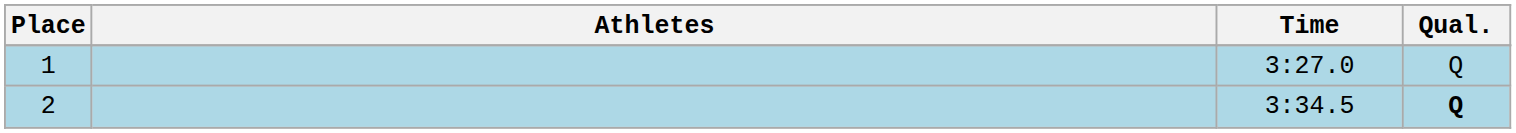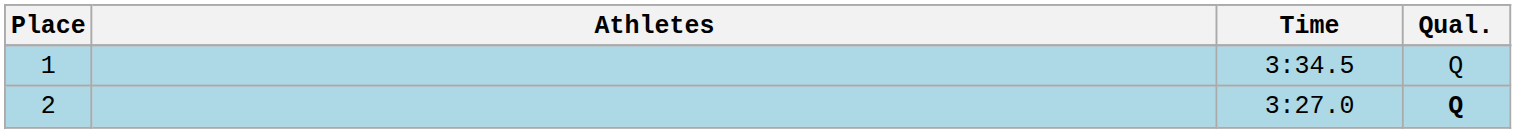(1310, 66) 3:27.0 -> (1310, 66) 3:34.5
(1310, 107) 3:34.5 -> (1310, 107) 3:27.0
